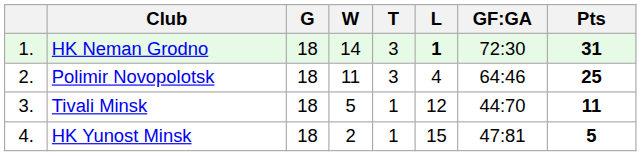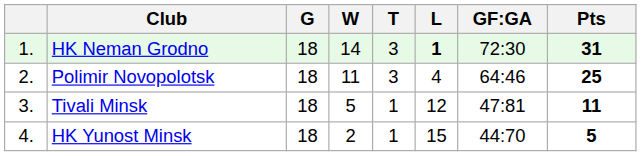(502, 106) 44:70 -> (502, 106) 47:81
(502, 135) 47:81 -> (502, 135) 44:70
